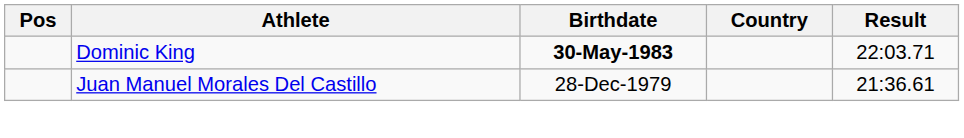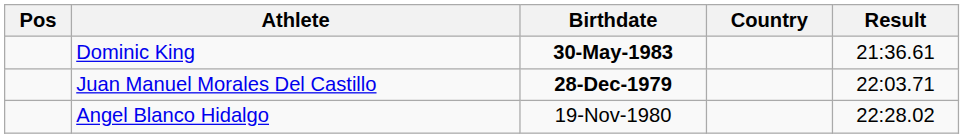(895, 52) 22:03.71 -> (895, 52) 21:36.61
(613, 84) normal -> (613, 84) bold
(895, 84) 21:36.61 -> (895, 84) 22:03.71
+ row: (173, 116)
